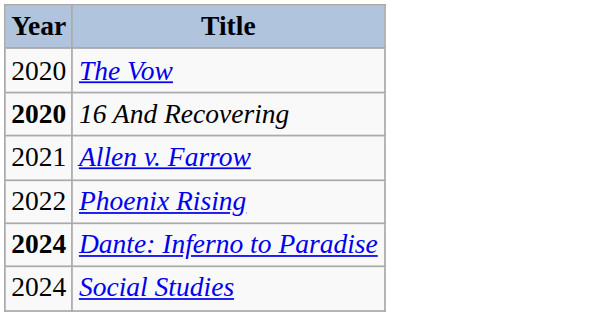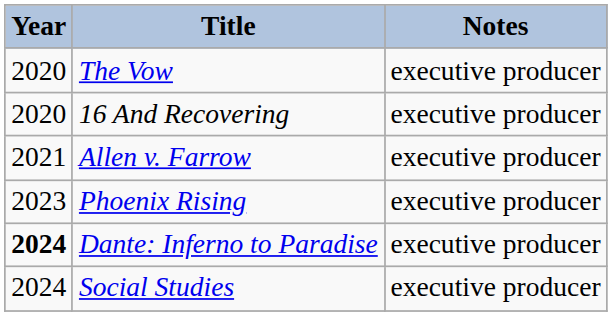+ column: (496, 26)
(39, 113) bold -> (39, 113) normal
(39, 200) 2022 -> (39, 200) 2023
